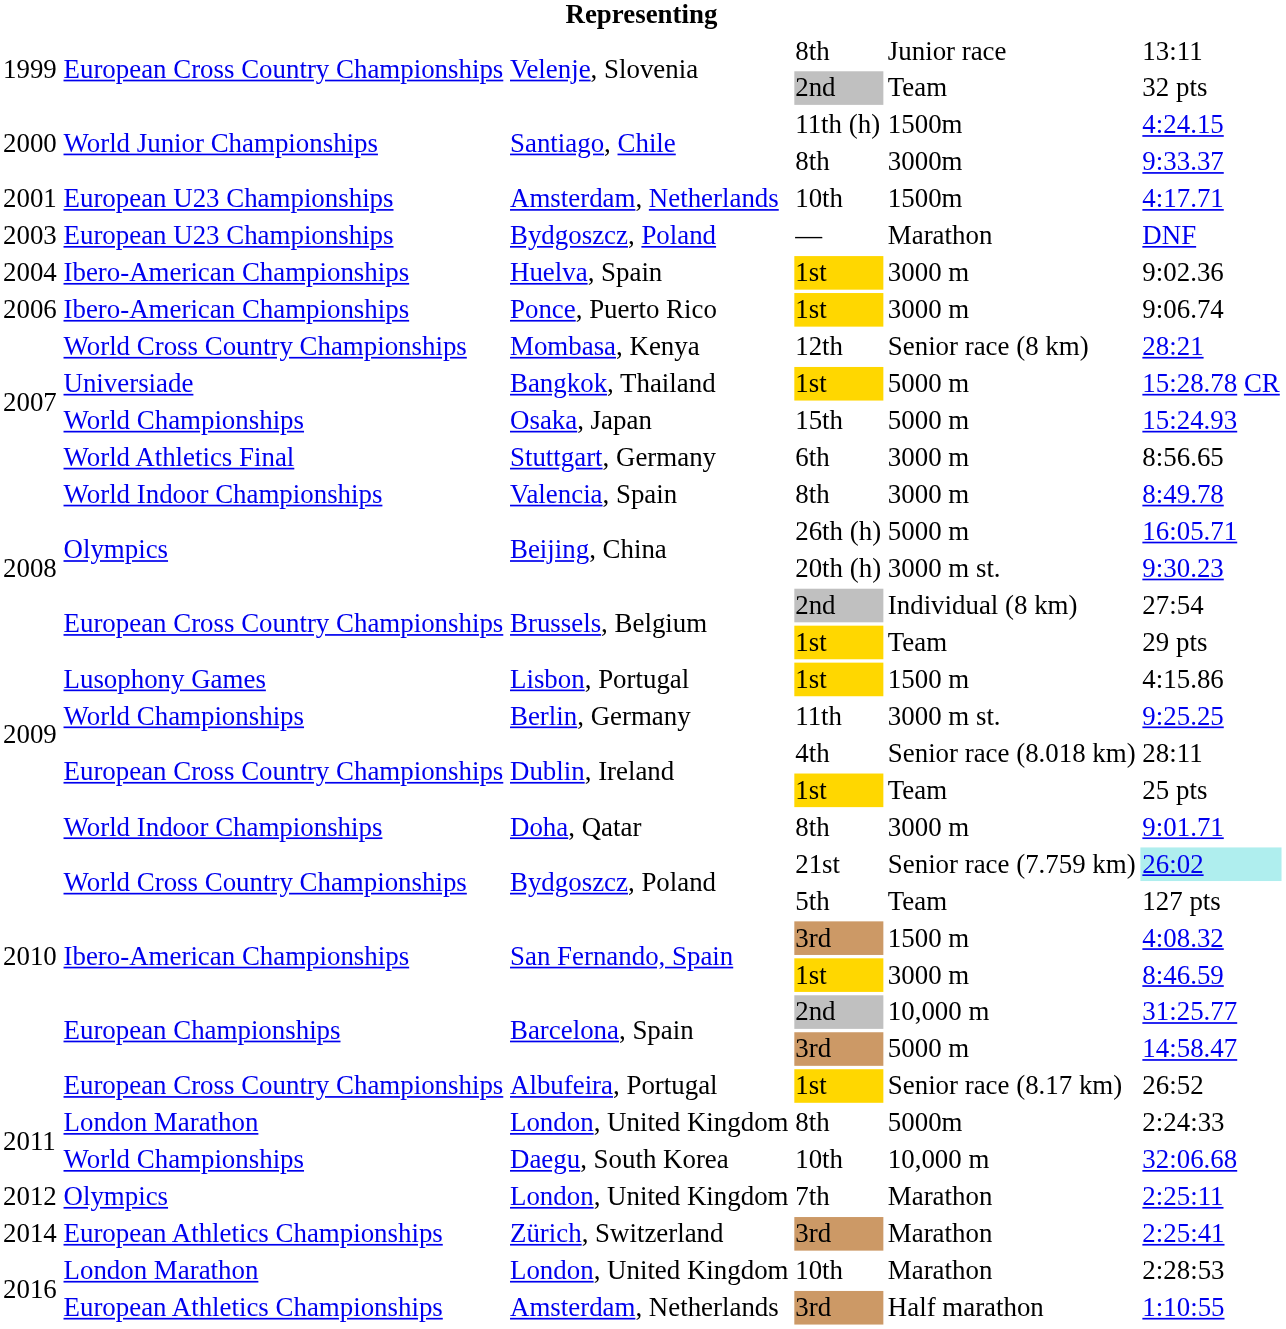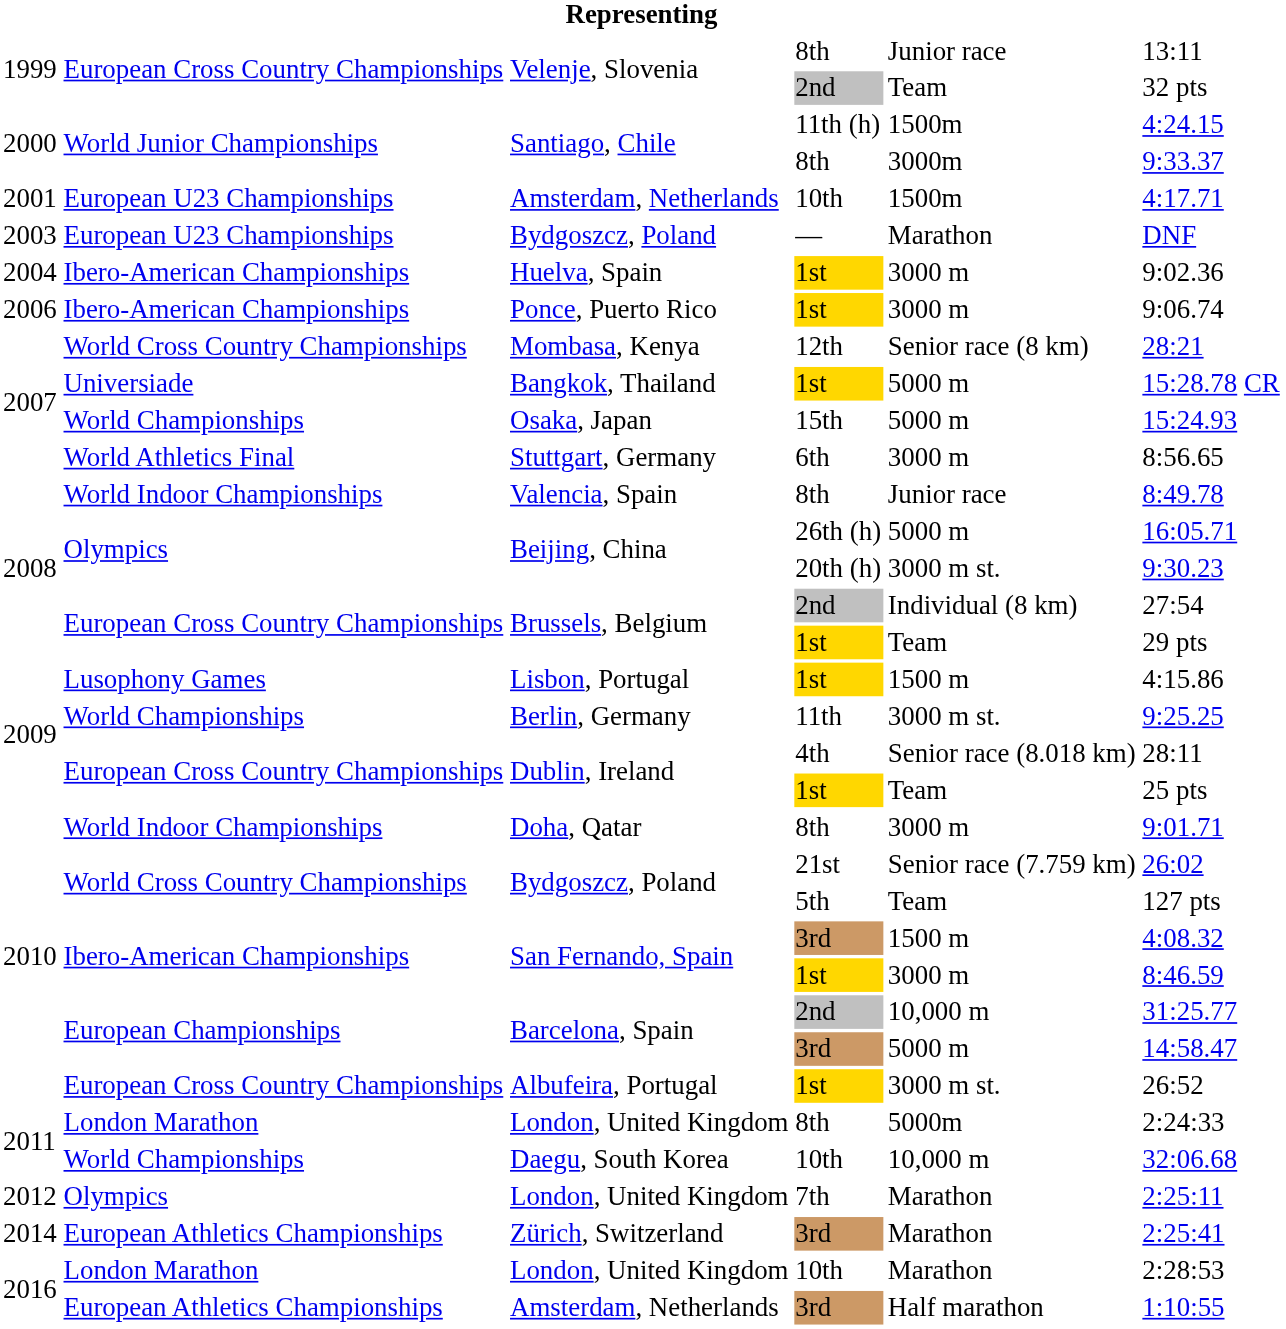(929, 494) 3000 m -> (947, 494) Junior race
(1173, 863) paleturquoise background -> (1173, 863) no background
(1005, 1085) Senior race (8.17 km) -> (944, 1085) 3000 m st.
